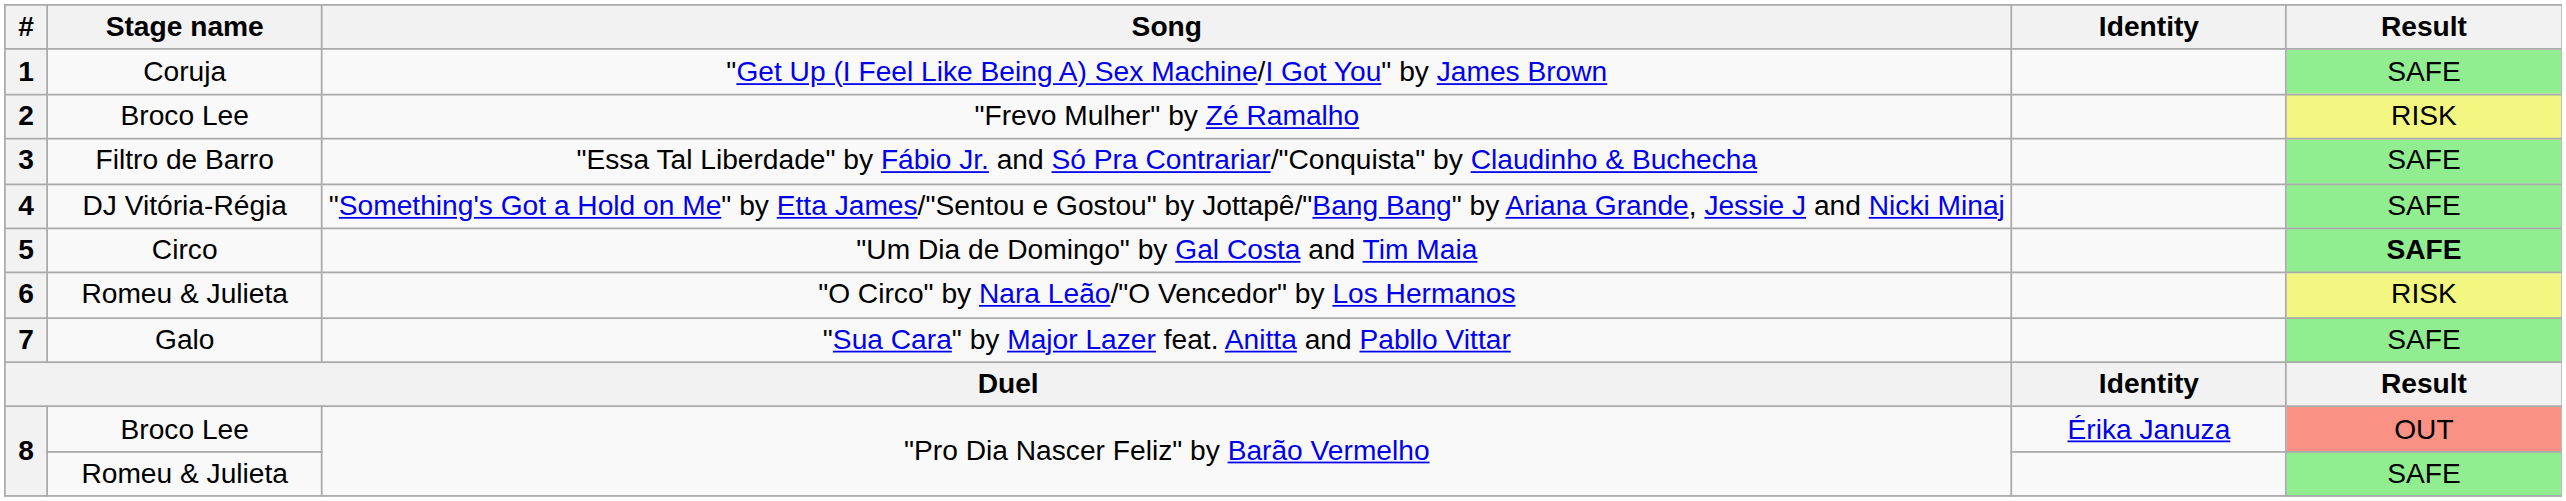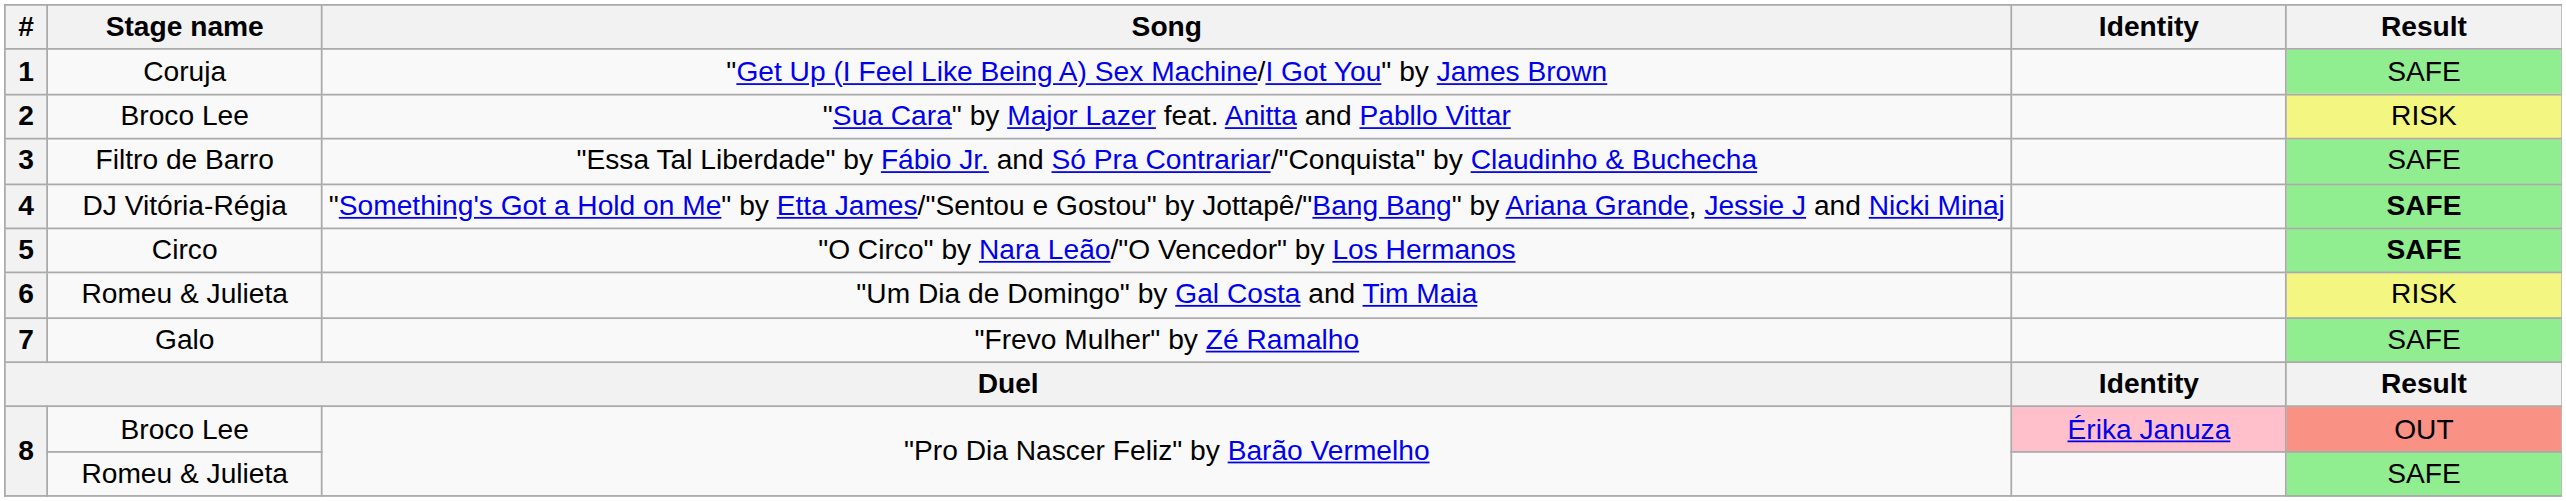(1167, 116) "Frevo Mulher" by Zé Ramalho -> (1167, 116) "Sua Cara" by Major Lazer feat. Anitta and Pabllo Vittar
(2424, 205) normal -> (2424, 205) bold
(1167, 250) "Um Dia de Domingo" by Gal Costa and Tim Maia -> (1167, 250) "O Circo" by Nara Leão/"O Vencedor" by Los Hermanos
(1167, 294) "O Circo" by Nara Leão/"O Vencedor" by Los Hermanos -> (1167, 294) "Um Dia de Domingo" by Gal Costa and Tim Maia
(1167, 339) "Sua Cara" by Major Lazer feat. Anitta and Pabllo Vittar -> (1167, 339) "Frevo Mulher" by Zé Ramalho
(2149, 428) no background -> (2149, 428) pink background
